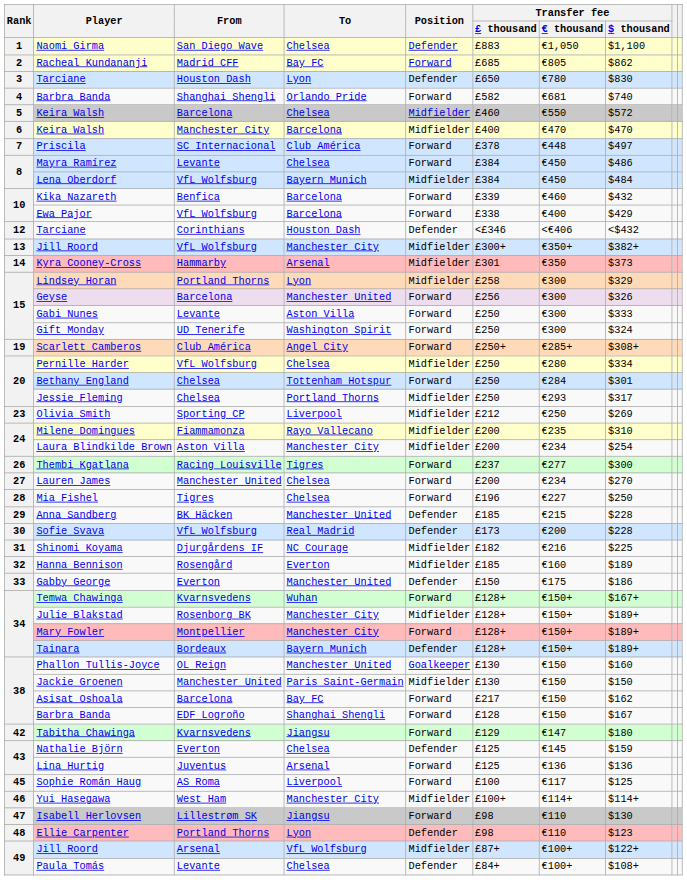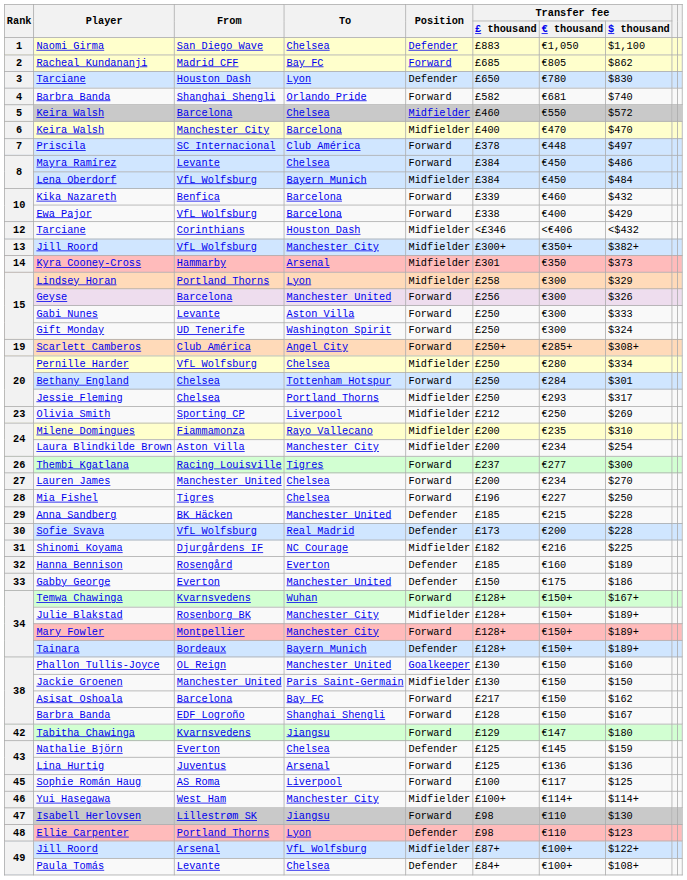(433, 230) Defender -> (439, 230) Midfielder
(439, 565) Midfielder -> (433, 565) Defender
